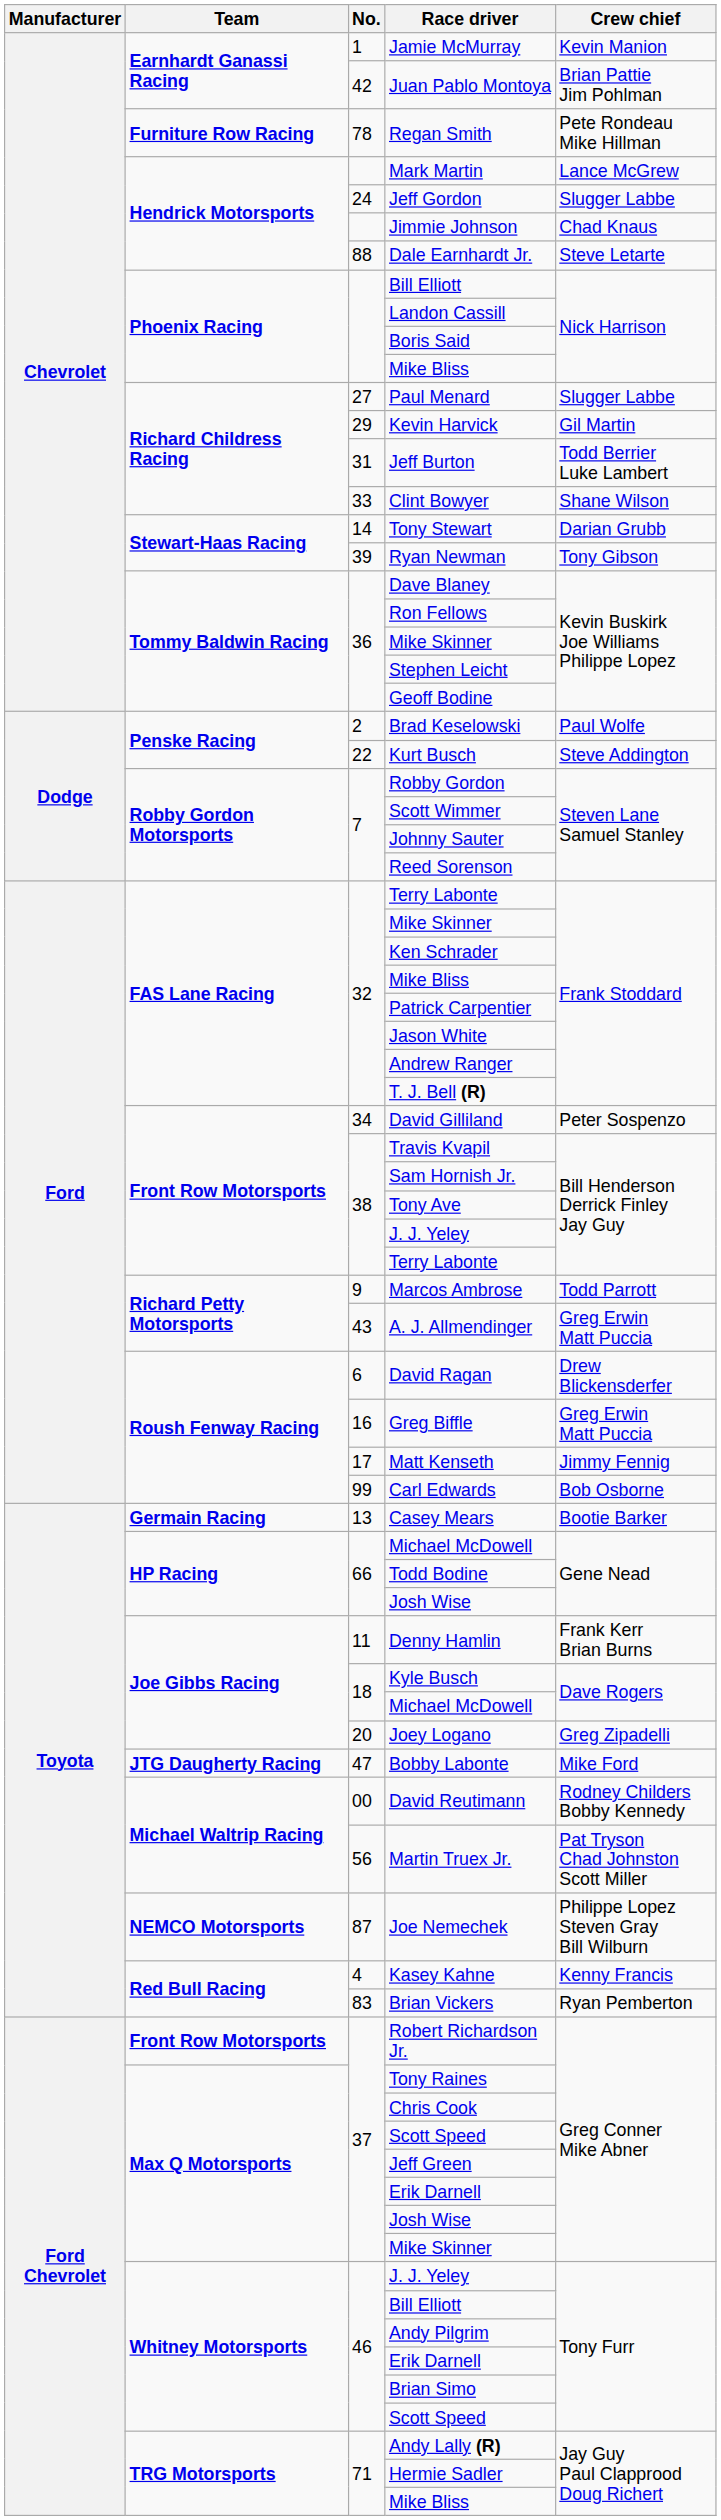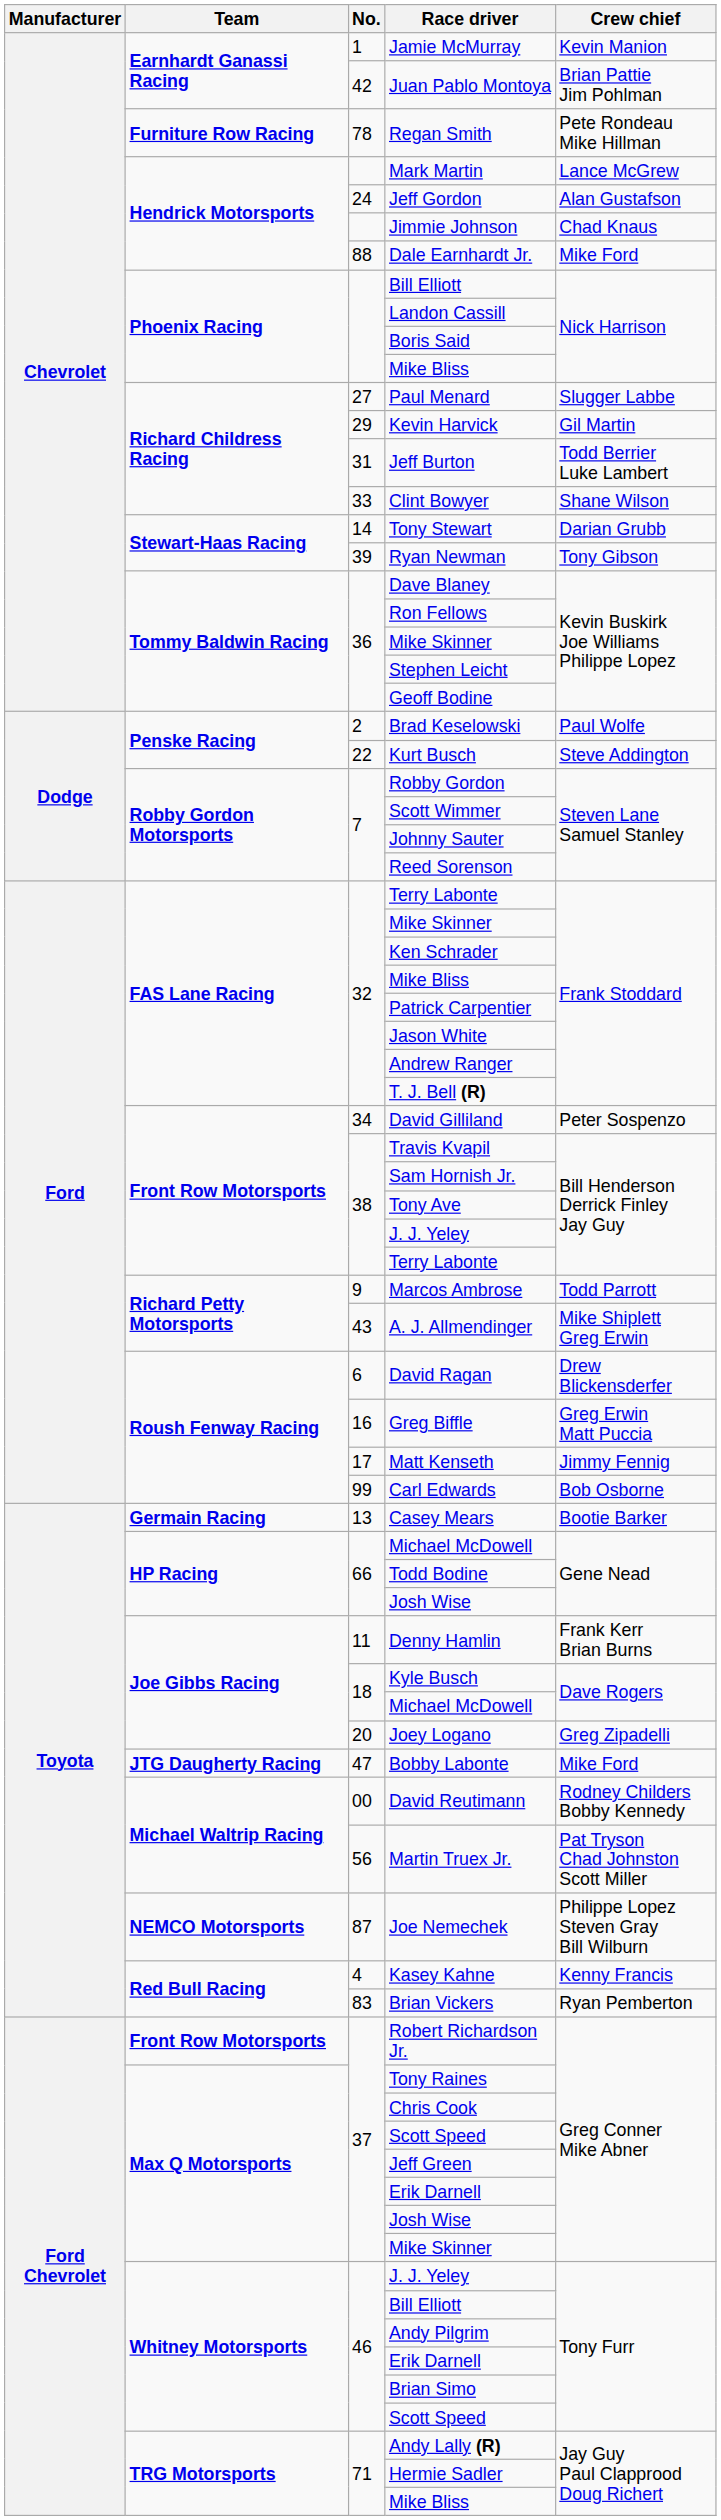(617, 199) Slugger Labbe -> (620, 199) Alan Gustafson
(612, 256) Steve Letarte -> (599, 256) Mike Ford
(606, 1327) Greg Erwin Matt Puccia -> (610, 1327) Mike Shiplett Greg Erwin
